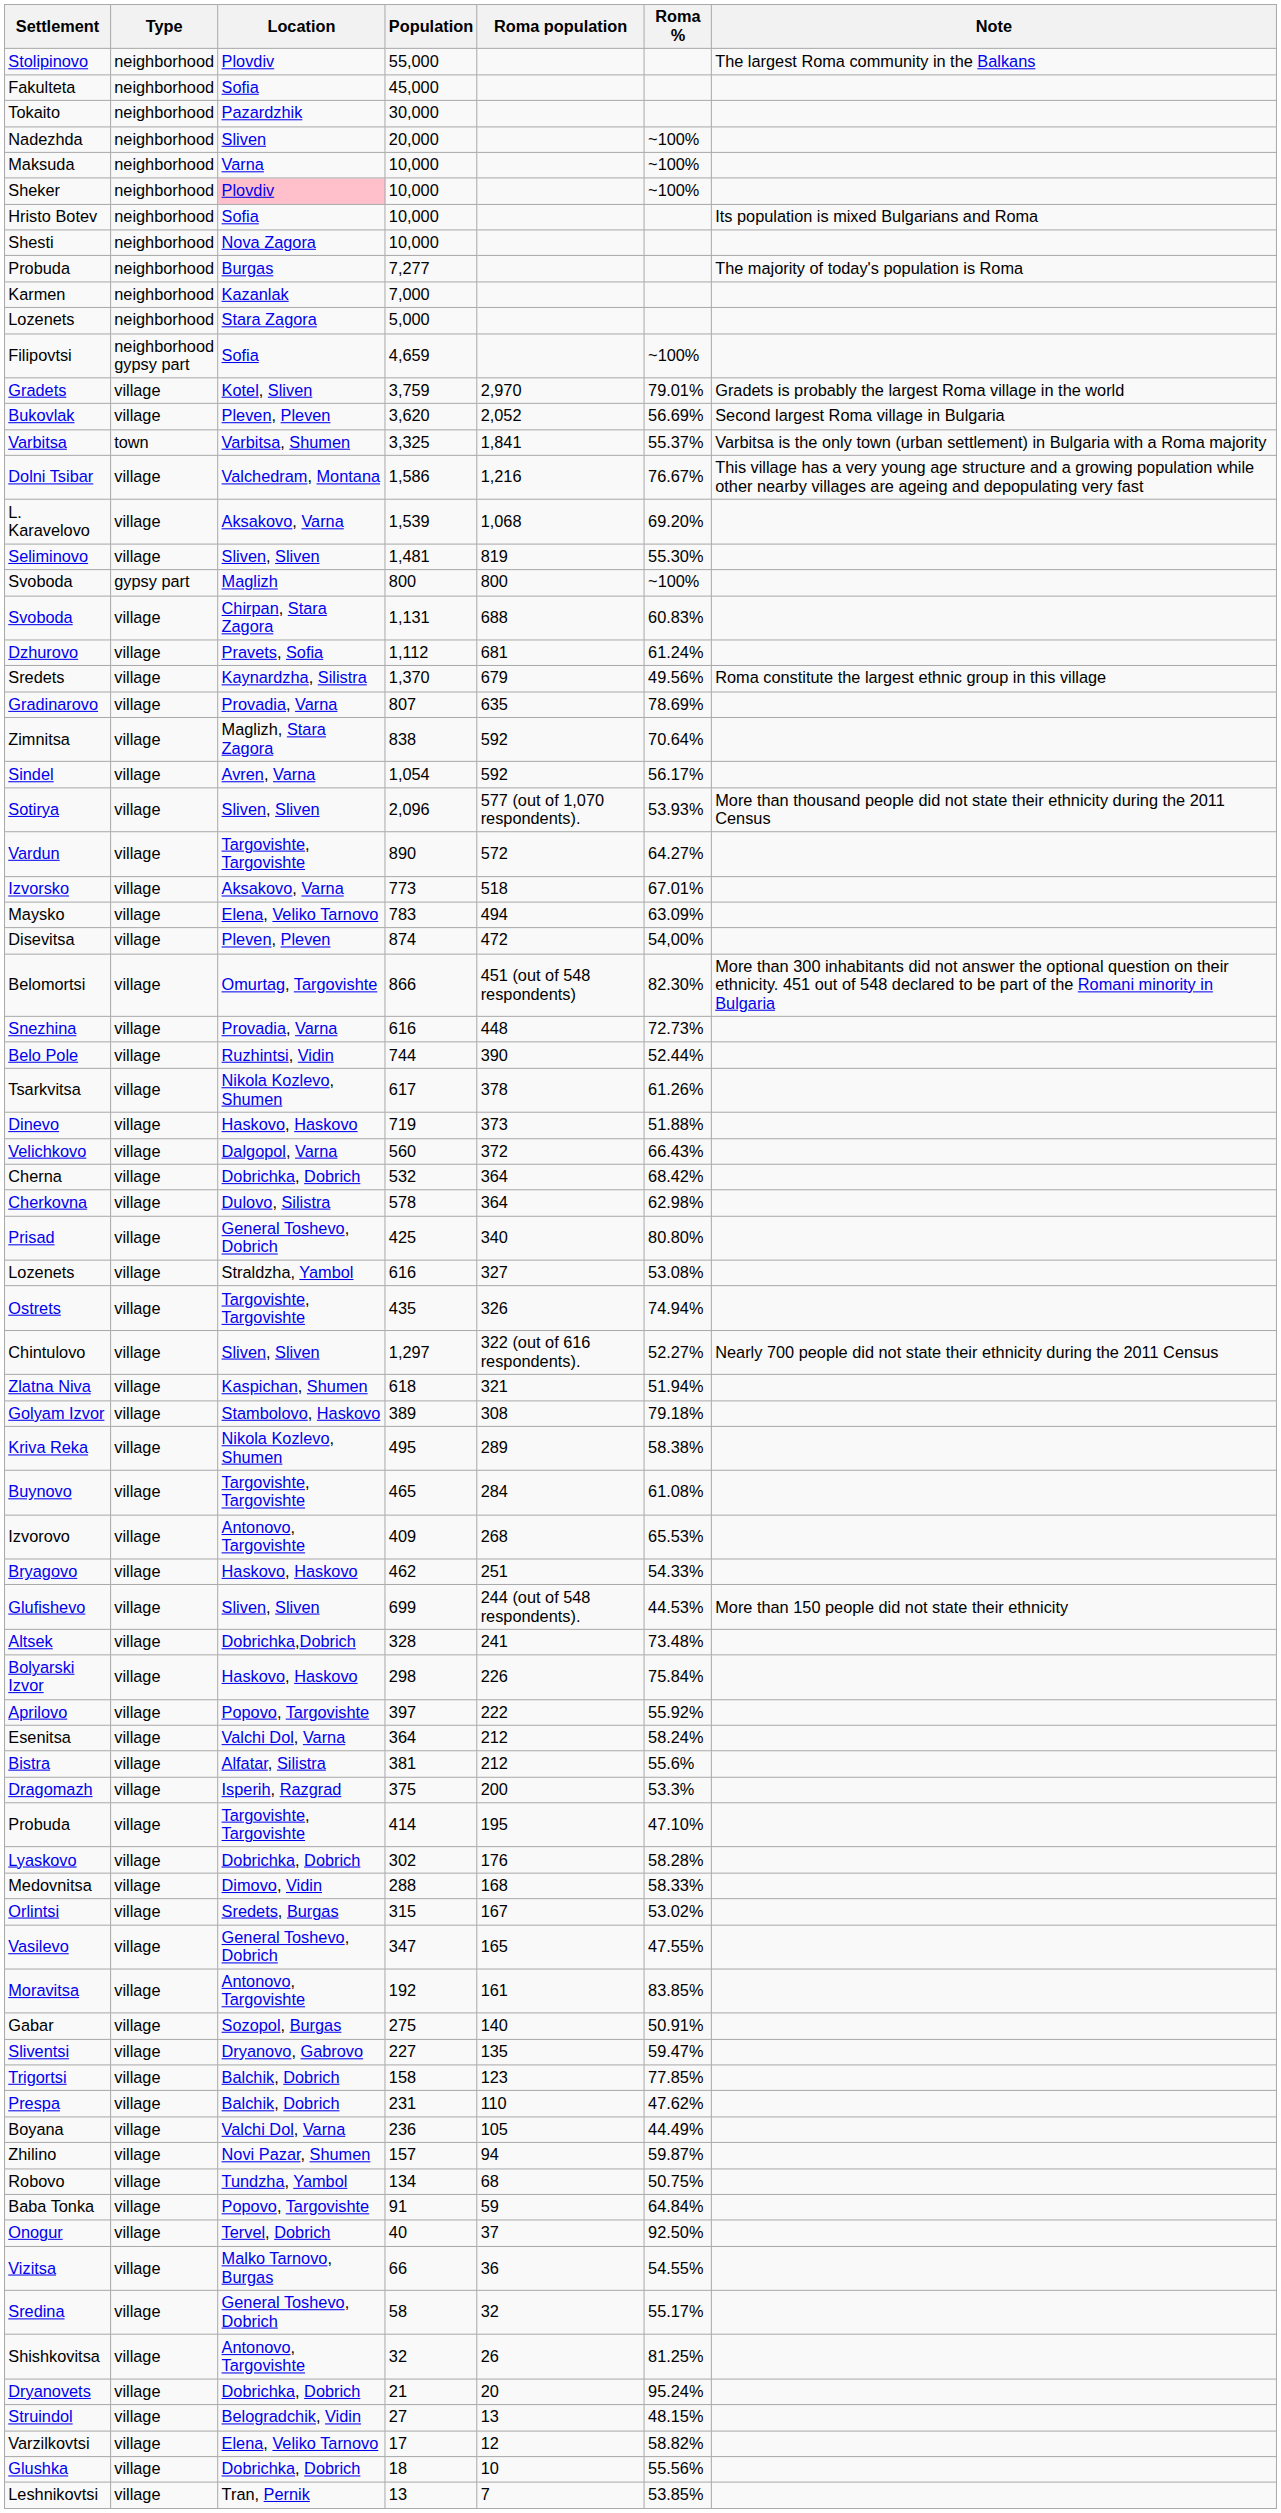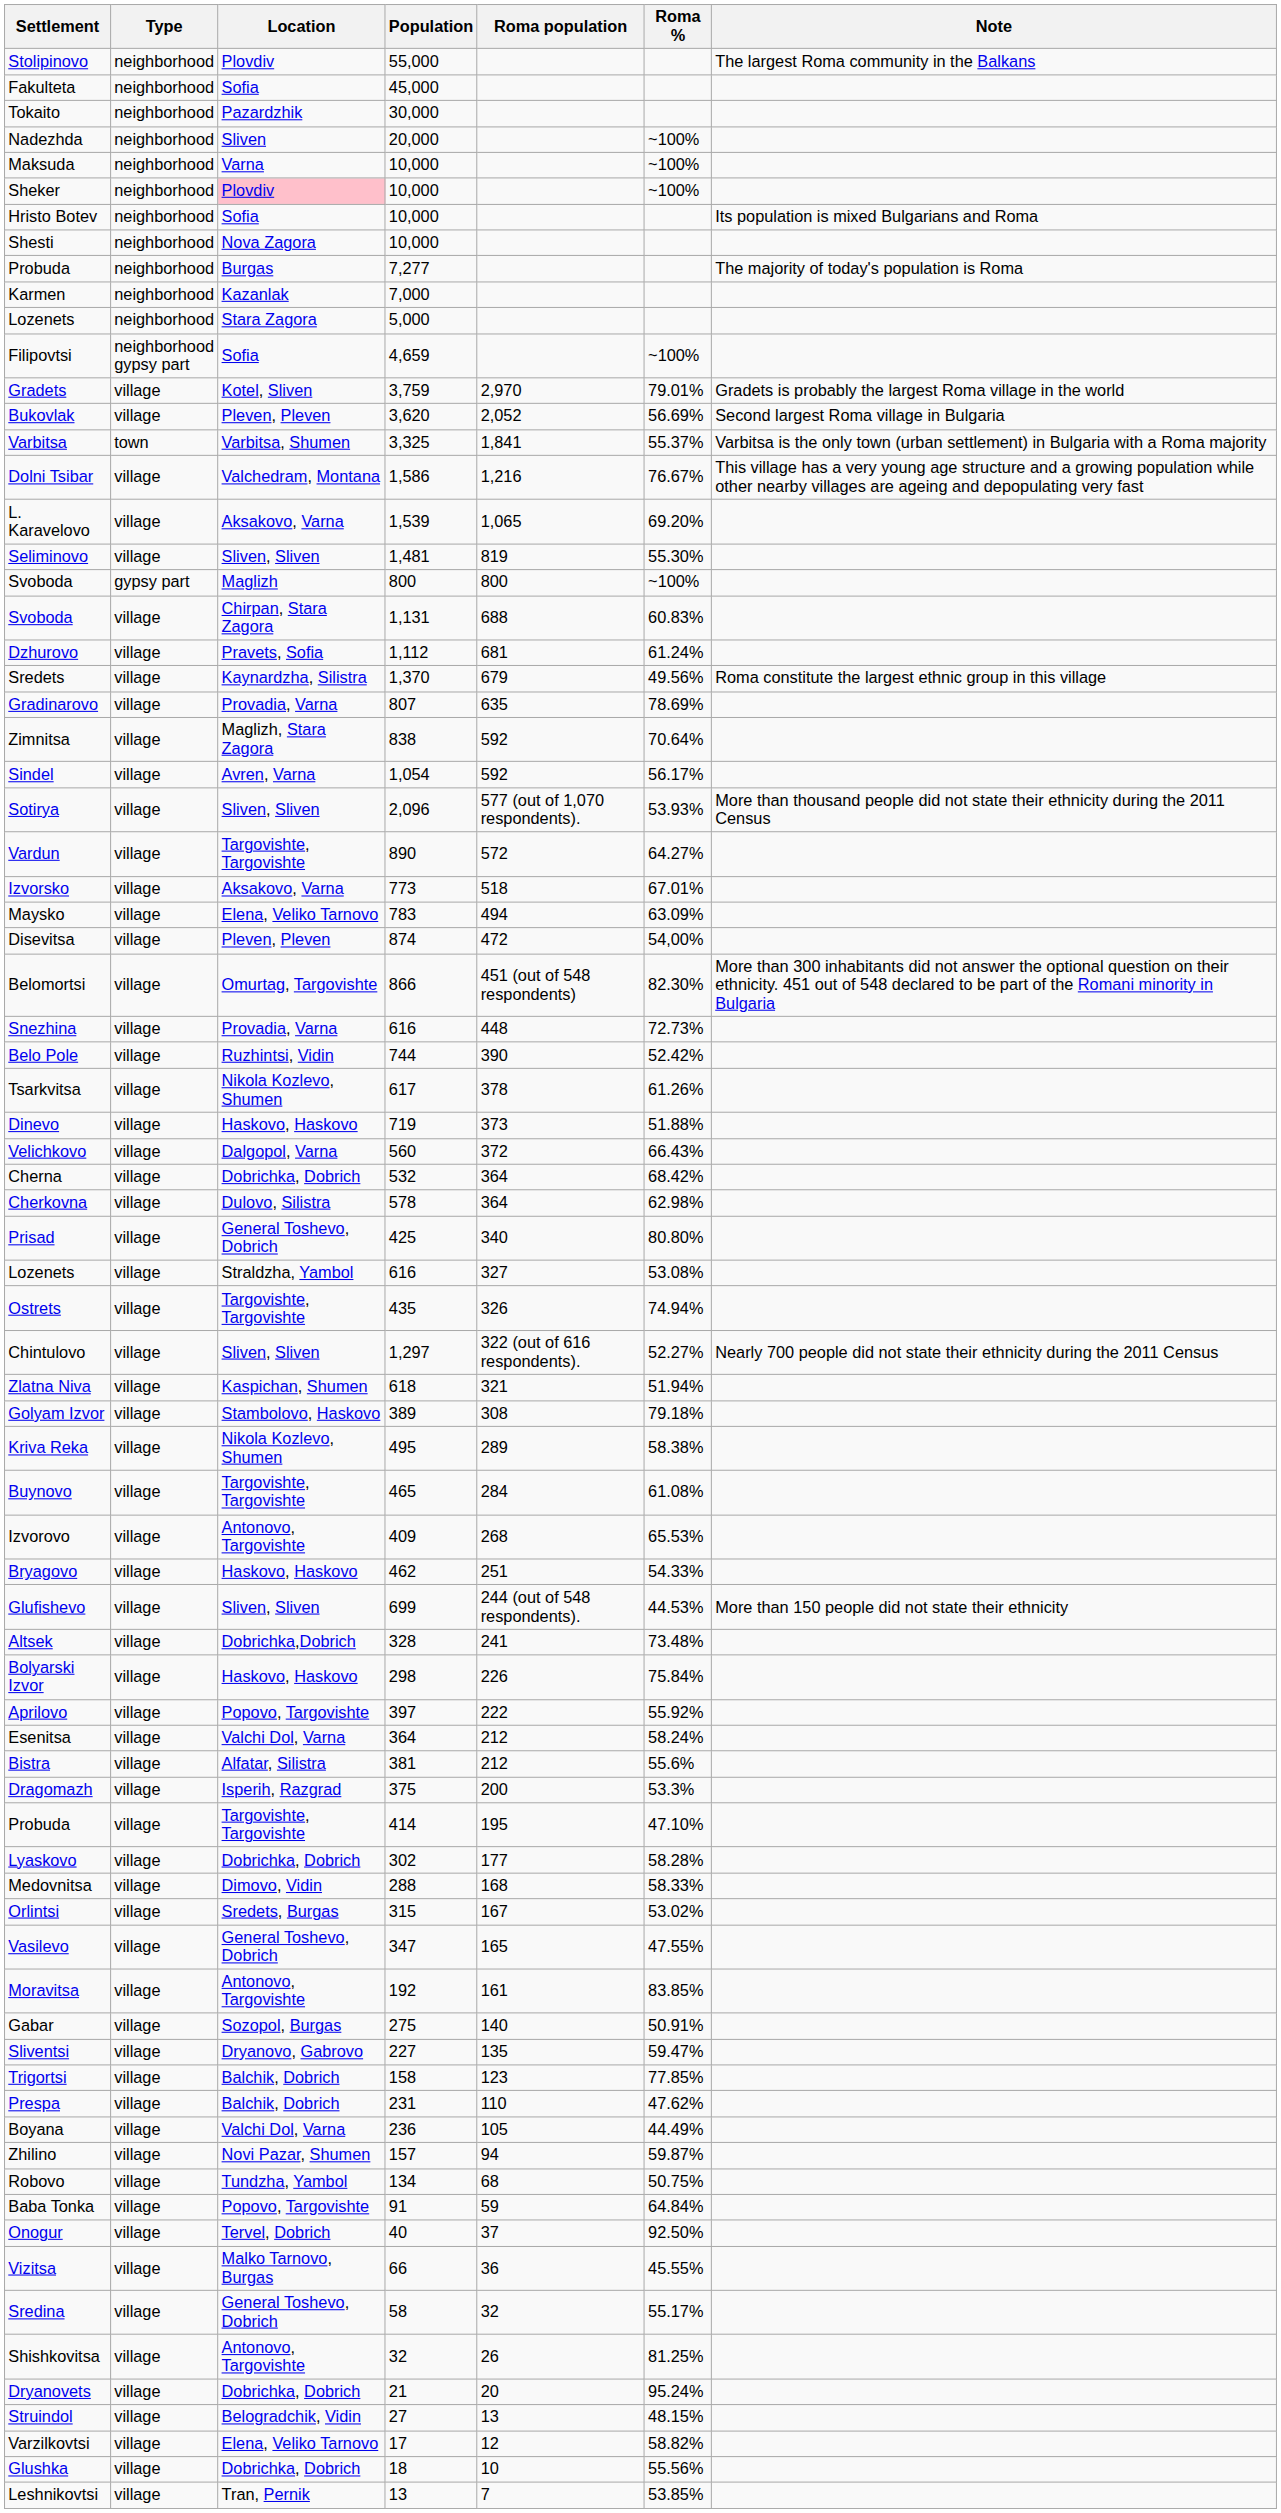(501, 521) 1,068 -> (501, 521) 1,065
(676, 1055) 52.44% -> (676, 1055) 52.42%
(494, 1859) 176 -> (494, 1859) 177
(676, 2268) 54.55% -> (676, 2268) 45.55%
